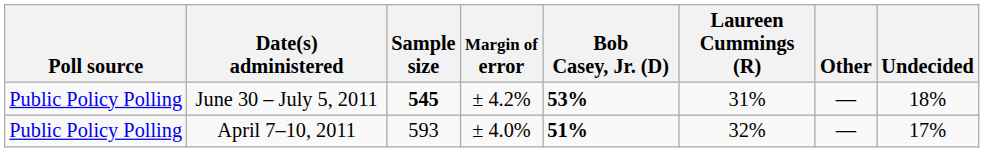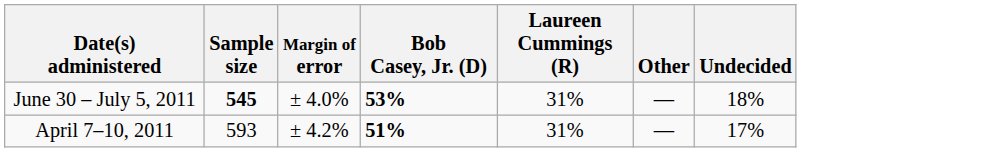- column: (96, 66)
(501, 98) ± 4.2% -> (319, 98) ± 4.0%
(501, 130) ± 4.0% -> (319, 130) ± 4.2%
(747, 130) 32% -> (565, 130) 31%
